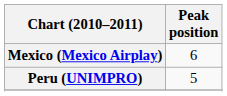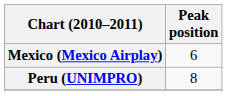(194, 78) 5 -> (194, 78) 8
